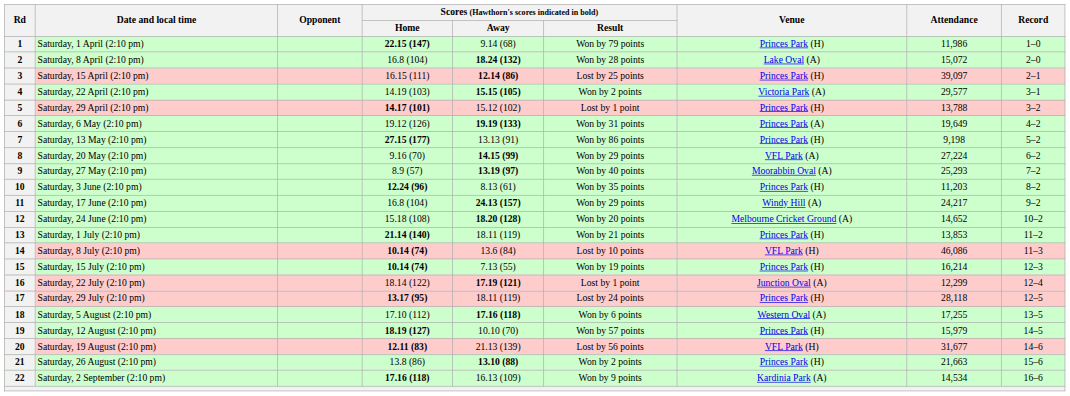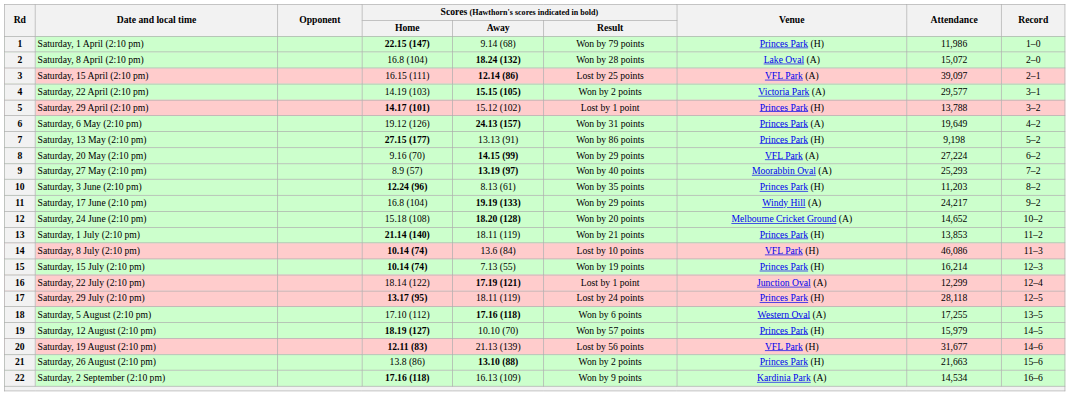(792, 76) Princes Park (H) -> (792, 76) VFL Park (A)
(498, 124) 19.19 (133) -> (498, 124) 24.13 (157)
(498, 203) 24.13 (157) -> (498, 203) 19.19 (133)
